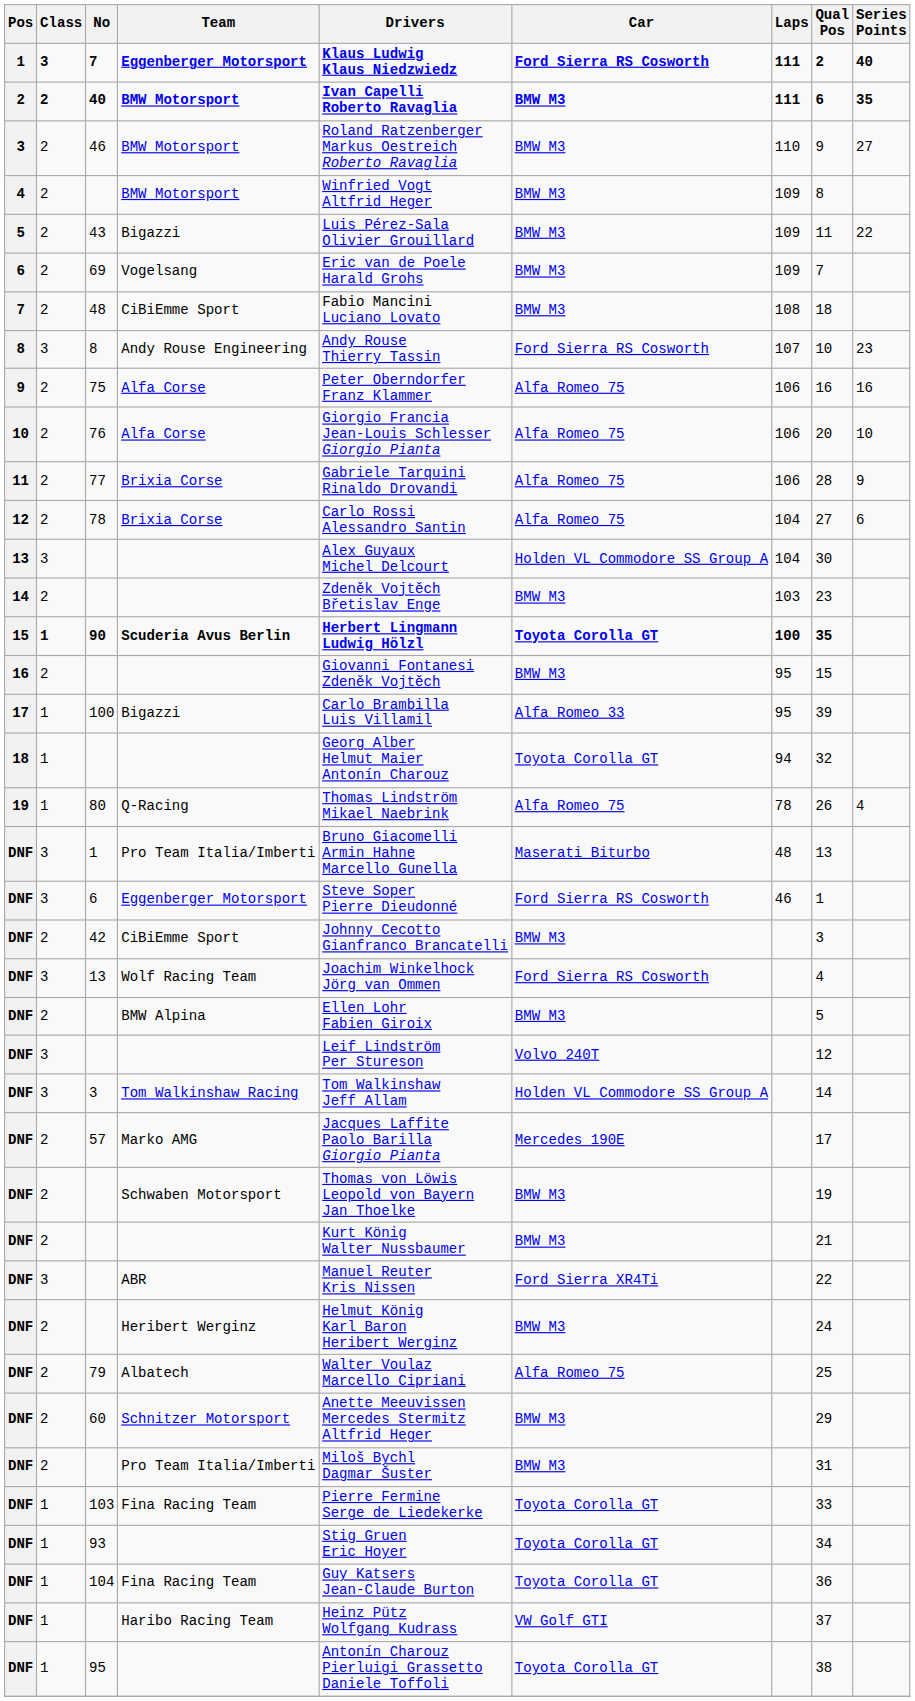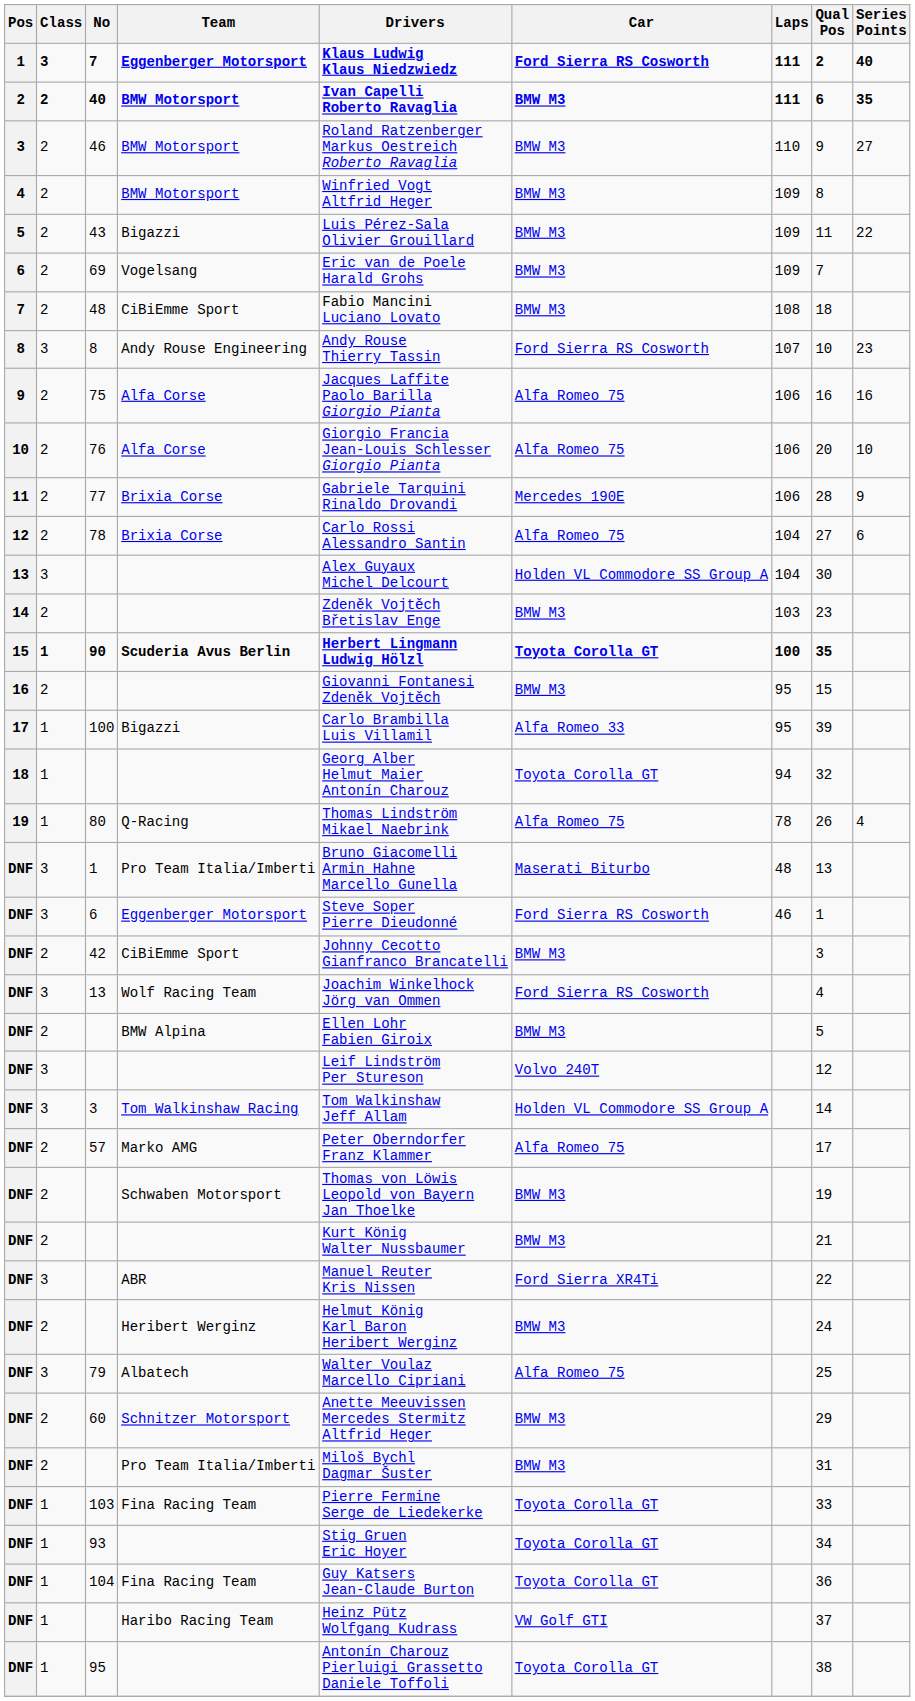(394, 388) Peter Oberndorfer Franz Klammer -> (386, 396) Jacques Laffite Paolo Barilla Giorgio Pianta
(570, 482) Alfa Romeo 75 -> (570, 498) Mercedes 190E
(386, 1141) Jacques Laffite Paolo Barilla Giorgio Pianta -> (394, 1149) Peter Oberndorfer Franz Klammer
(570, 1141) Mercedes 190E -> (570, 1149) Alfa Romeo 75
(44, 1374) 2 -> (44, 1374) 3
